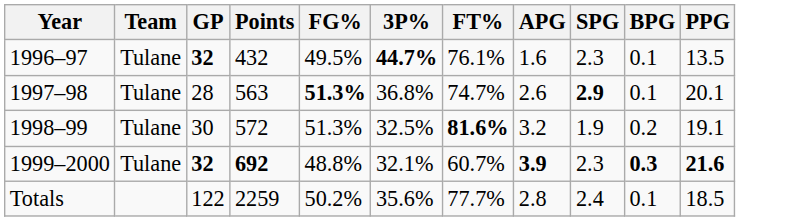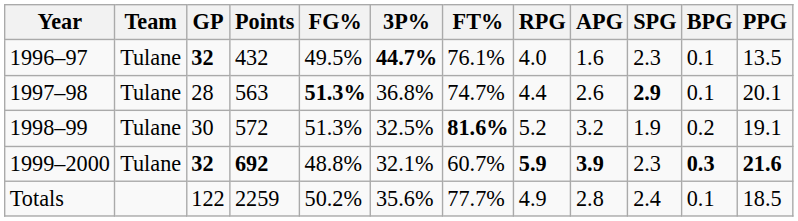+ column: (542, 22)
